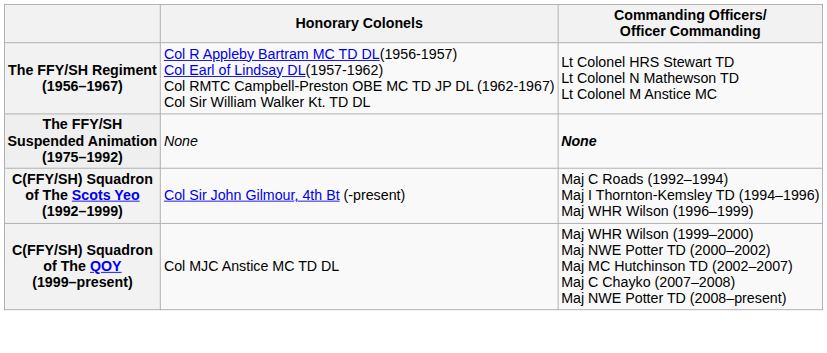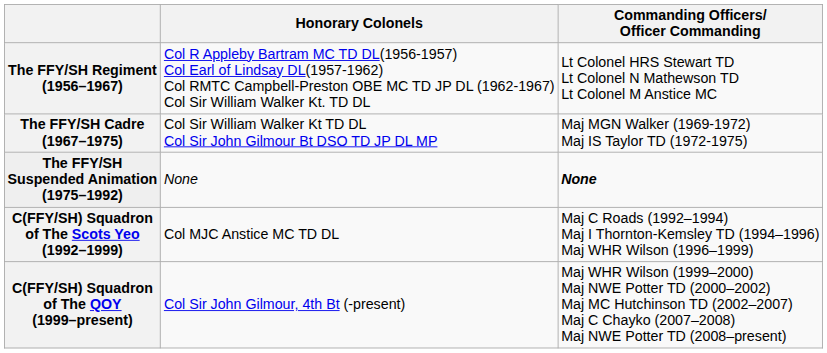+ row: (82, 133)
(285, 195) Col Sir John Gilmour, 4th Bt (-present) -> (252, 234) Col MJC Anstice MC TD DL
(252, 266) Col MJC Anstice MC TD DL -> (285, 304) Col Sir John Gilmour, 4th Bt (-present)
